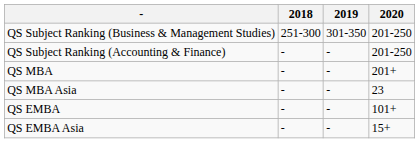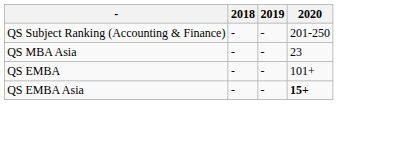- row: (141, 33)
- row: (30, 71)
(381, 128) normal -> (299, 90) bold
